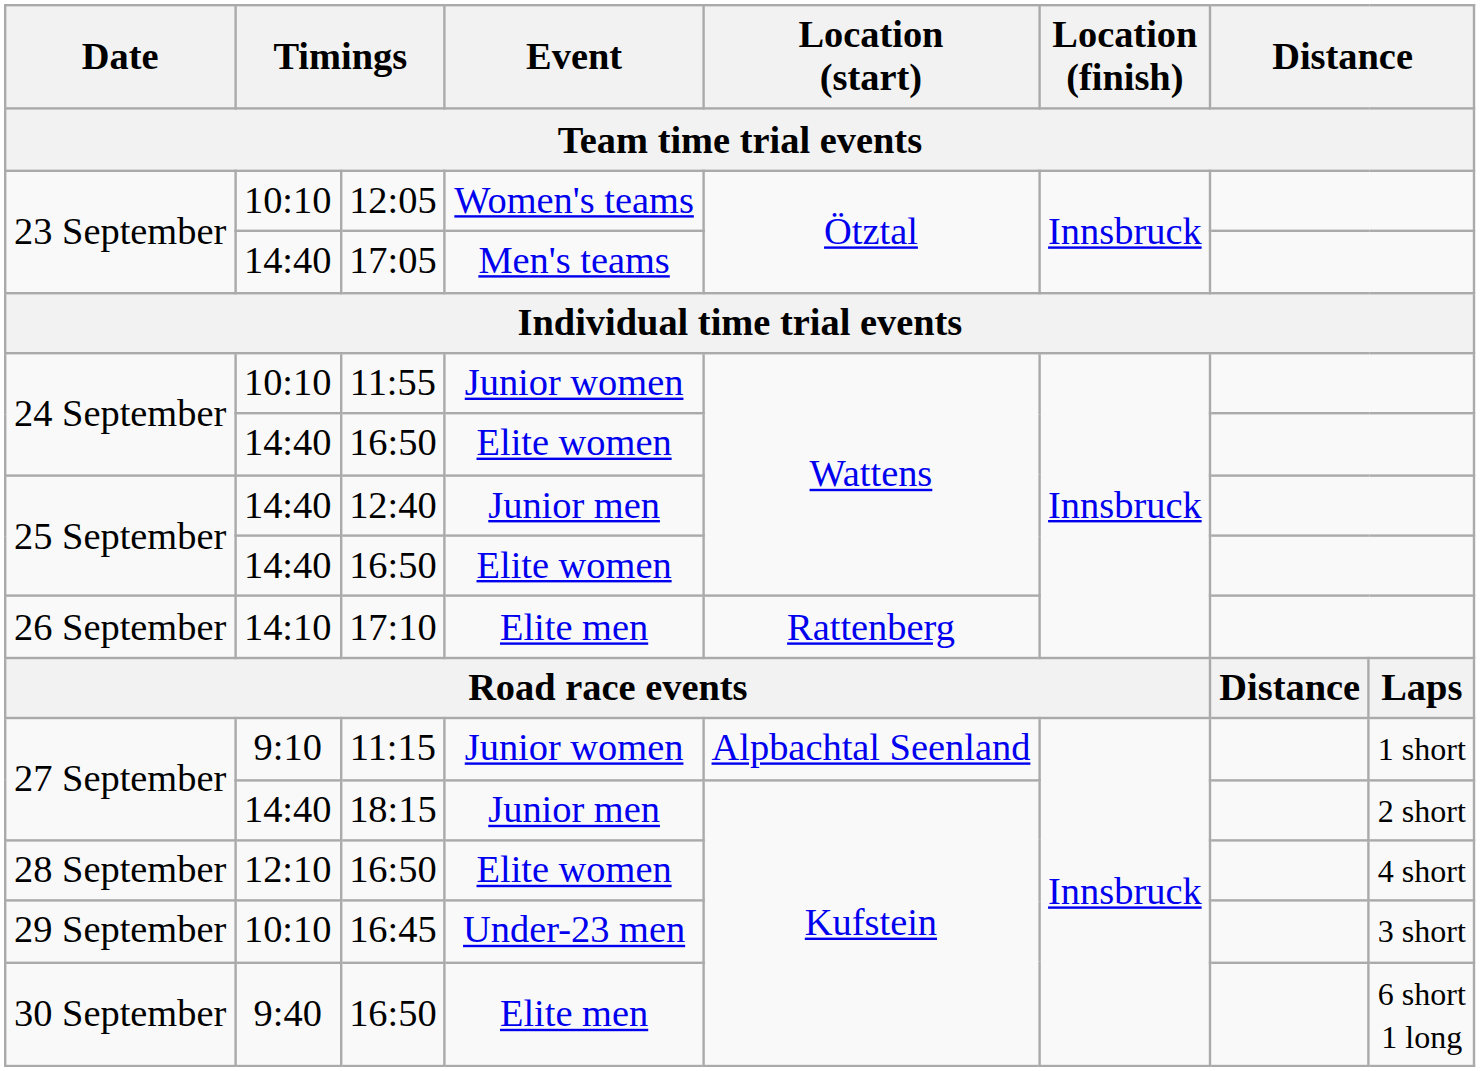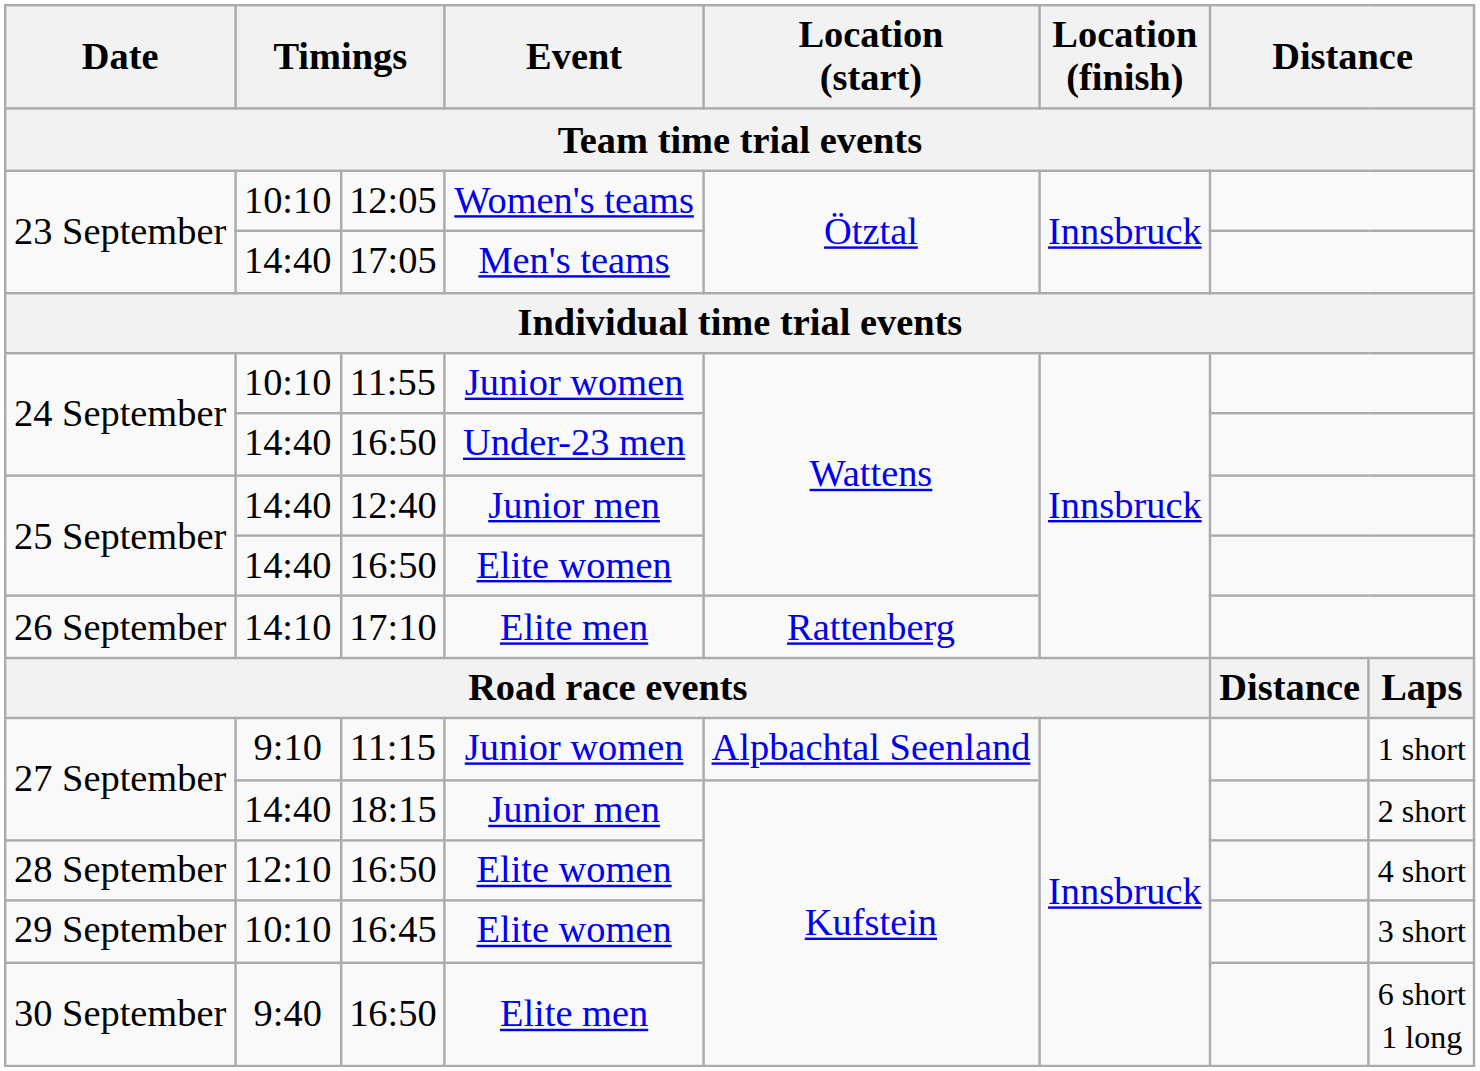(574, 443) Elite women -> (574, 443) Under-23 men
(574, 930) Under-23 men -> (574, 930) Elite women
